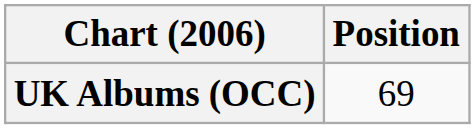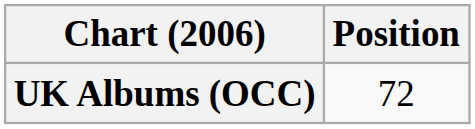(396, 92) 69 -> (396, 92) 72
